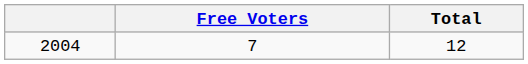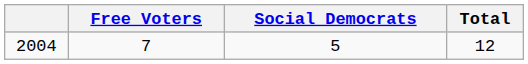+ column: (335, 18)
